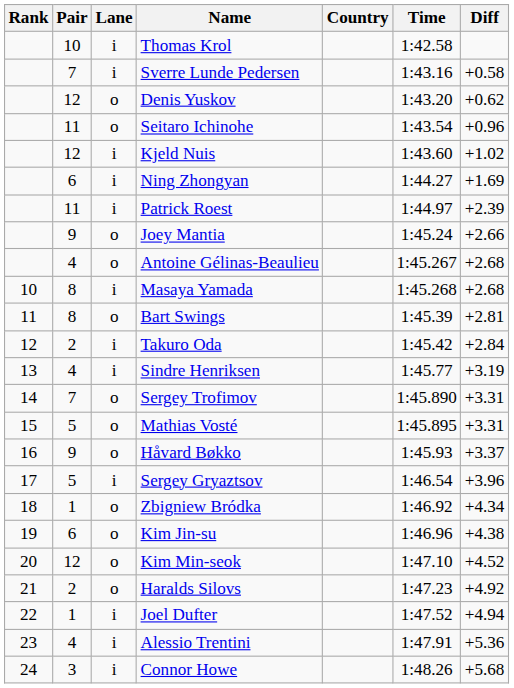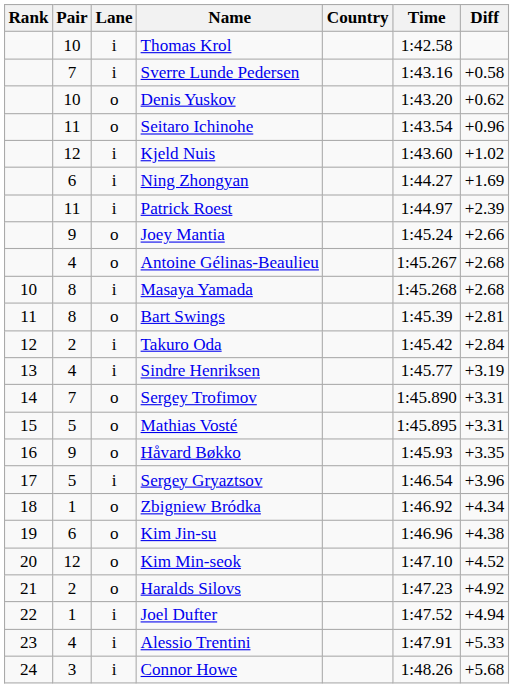(72, 99) 12 -> (72, 99) 10
(485, 452) +3.37 -> (485, 452) +3.35
(485, 642) +5.36 -> (485, 642) +5.33
